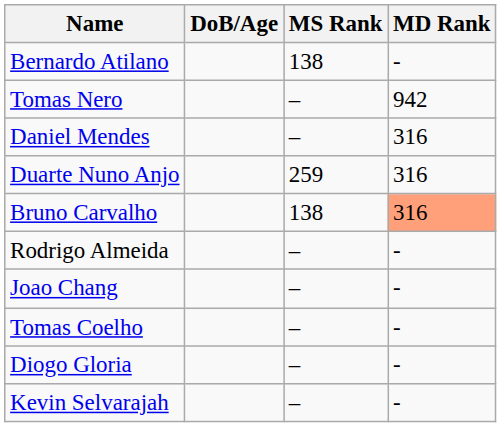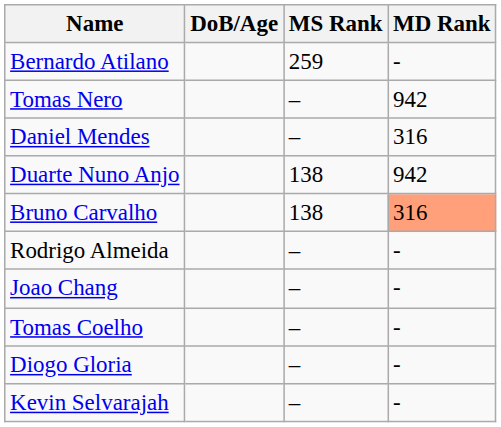(306, 61) 138 -> (306, 61) 259
(306, 174) 259 -> (306, 174) 138
(410, 174) 316 -> (410, 174) 942
